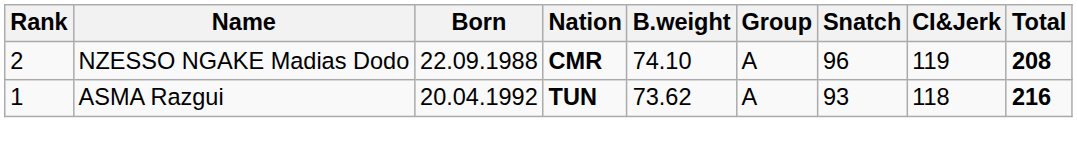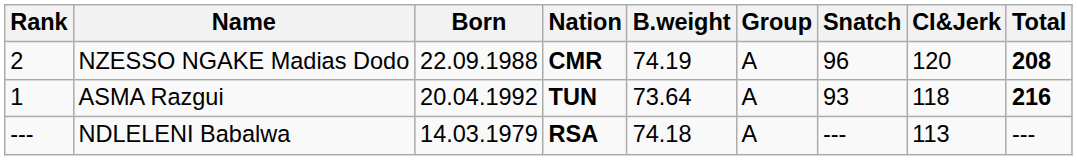(662, 60) 74.10 -> (662, 60) 74.19
(931, 60) 119 -> (932, 60) 120
(662, 97) 73.62 -> (662, 97) 73.64
+ row: (184, 135)
